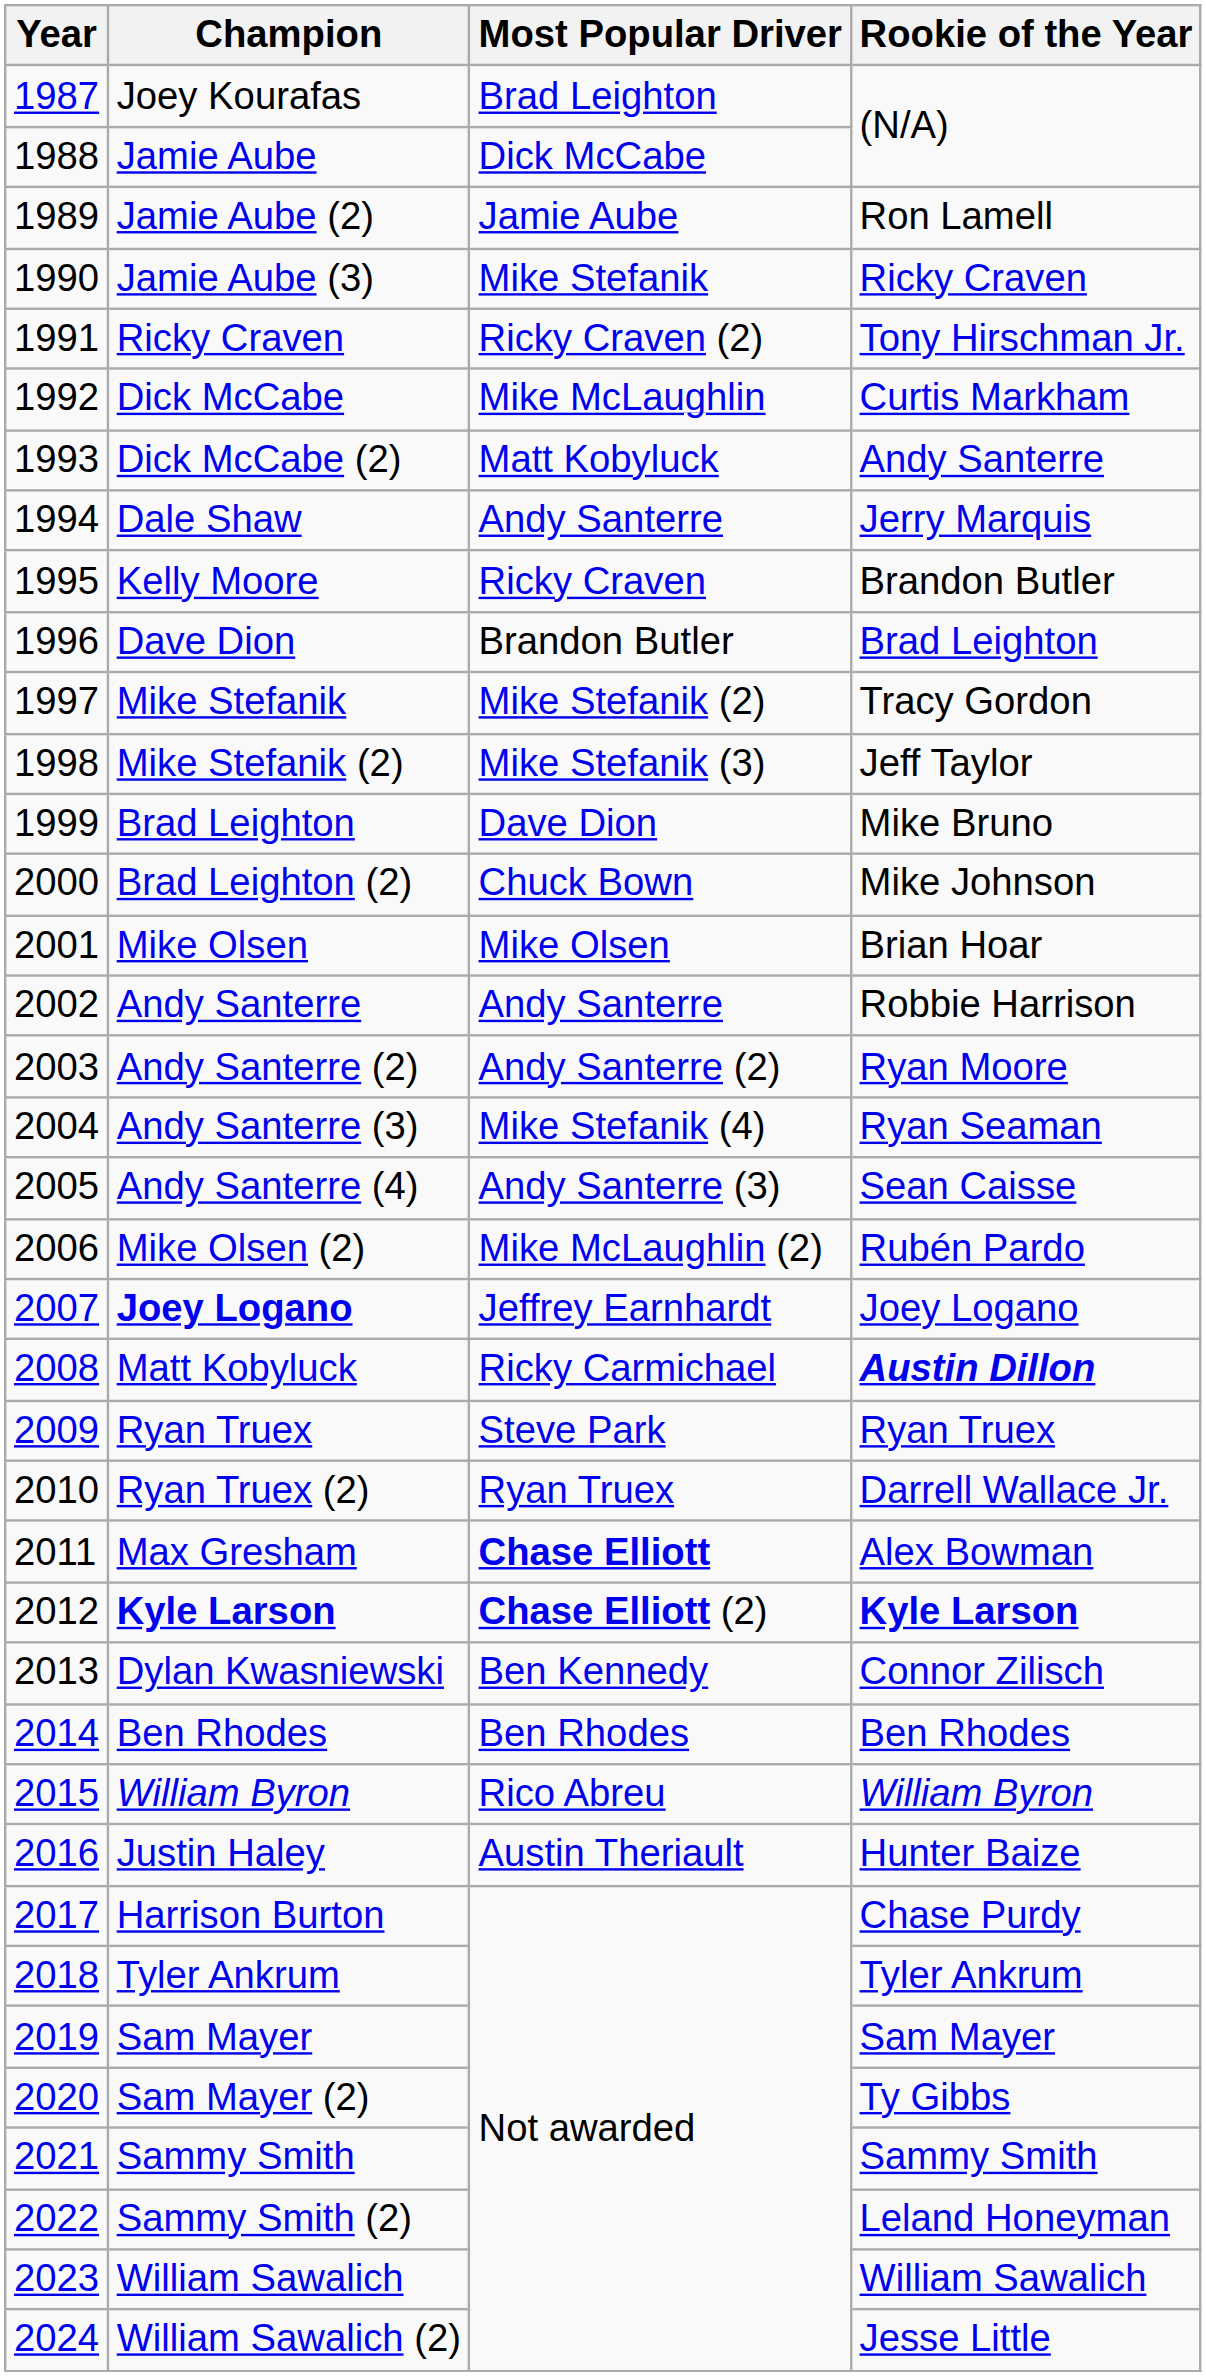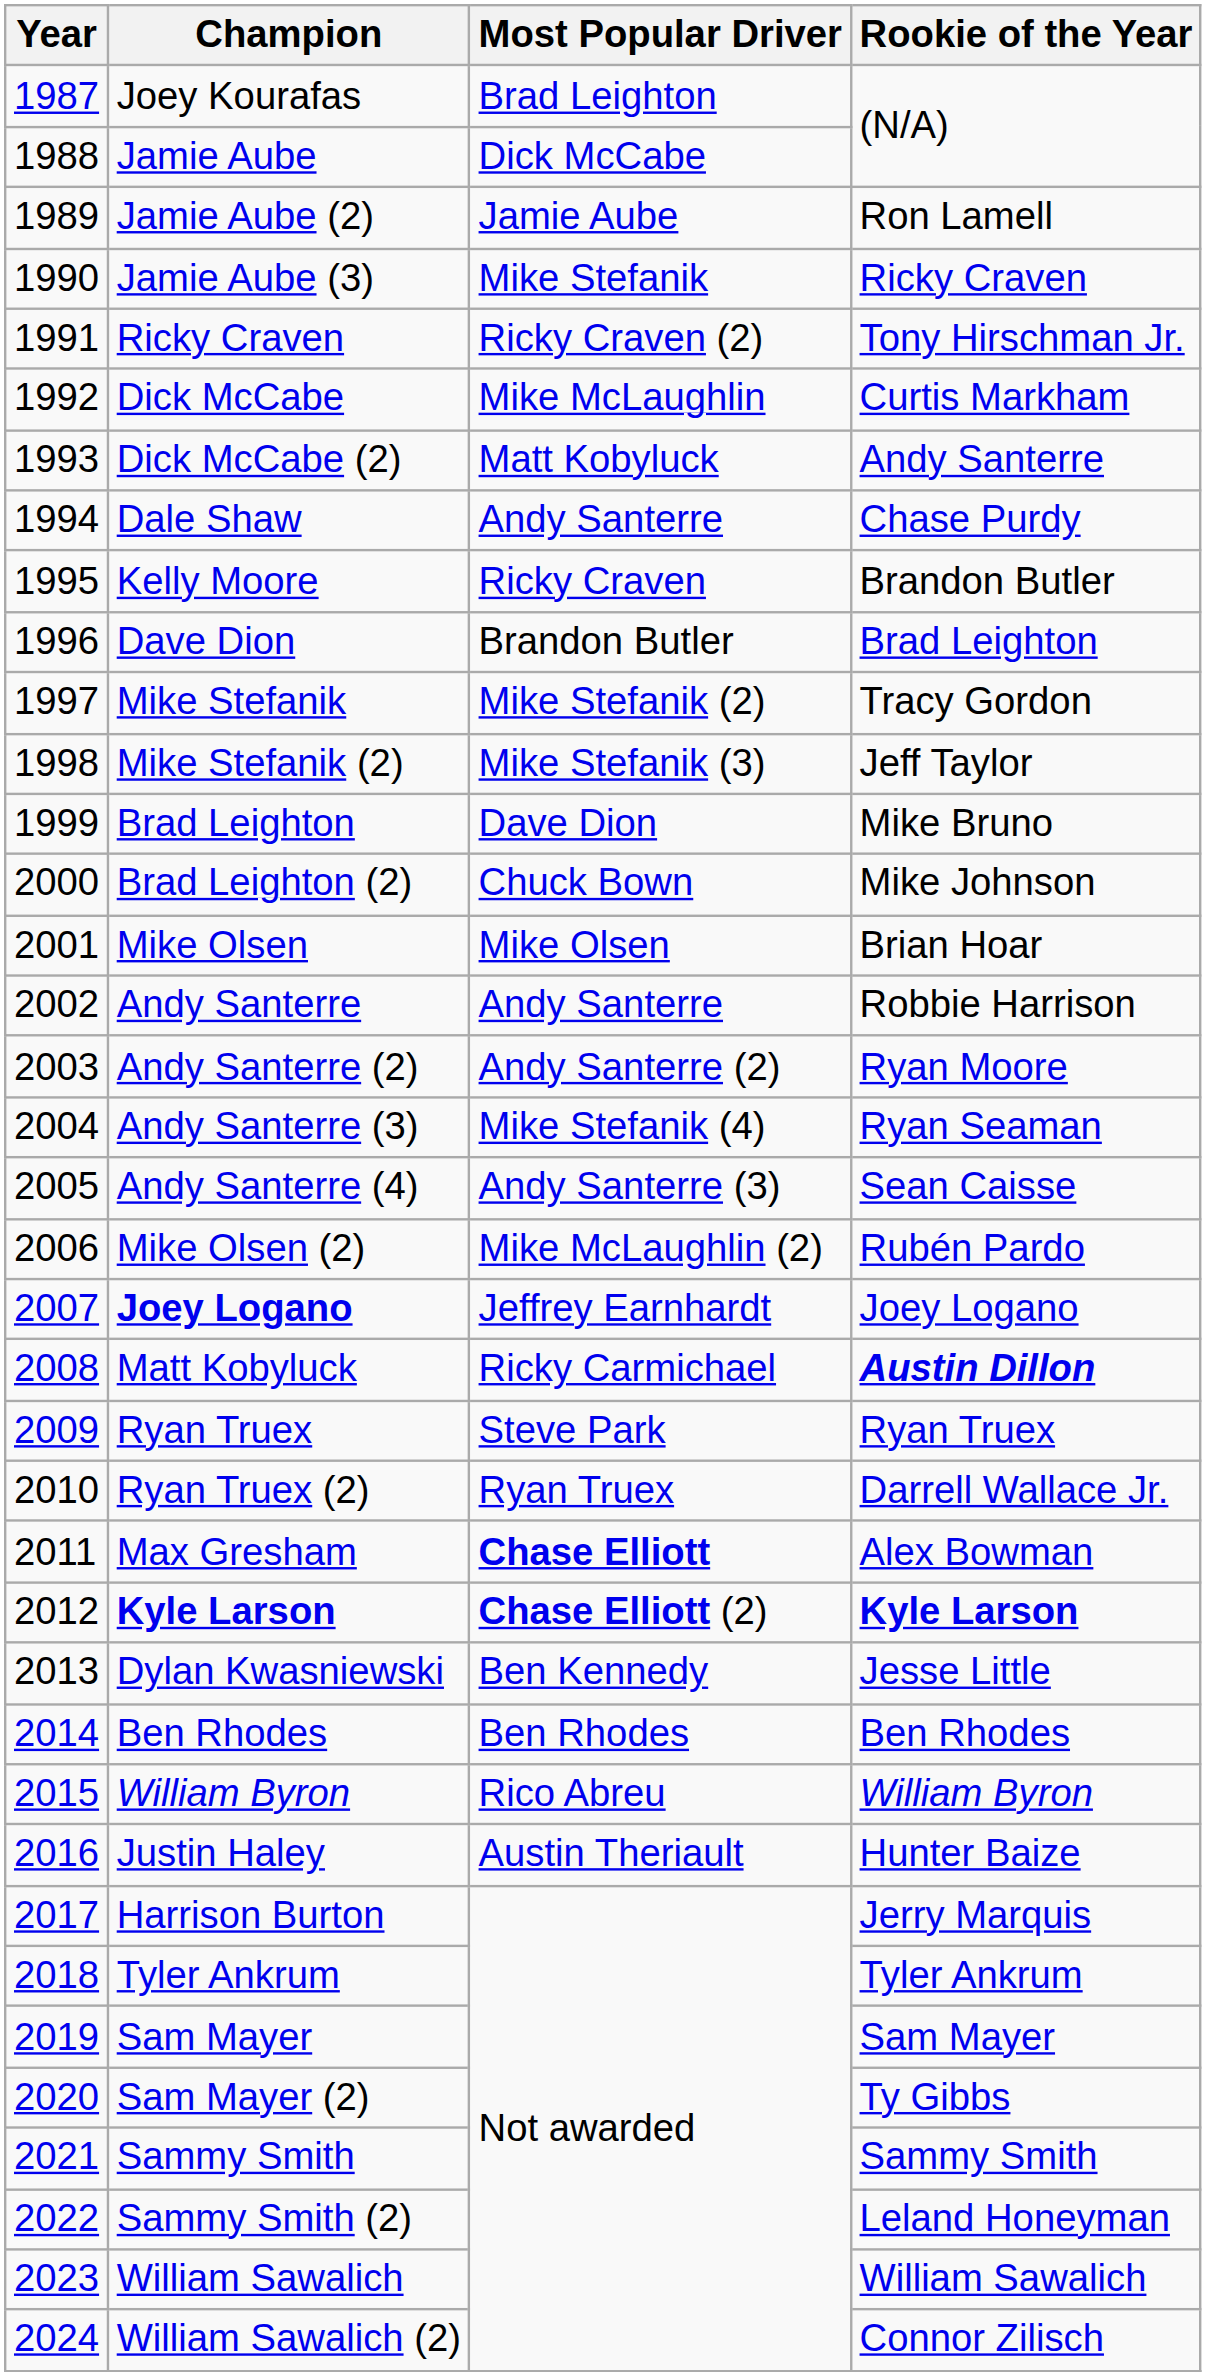(975, 519) Jerry Marquis -> (970, 519) Chase Purdy
(982, 1672) Connor Zilisch -> (955, 1672) Jesse Little
(970, 1914) Chase Purdy -> (975, 1914) Jerry Marquis
(955, 2339) Jesse Little -> (982, 2339) Connor Zilisch
